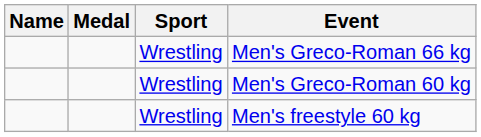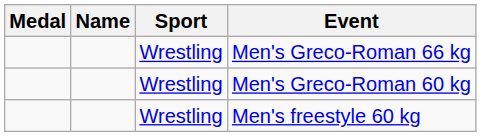columns swapped: (102, 21) <-> (37, 21)
